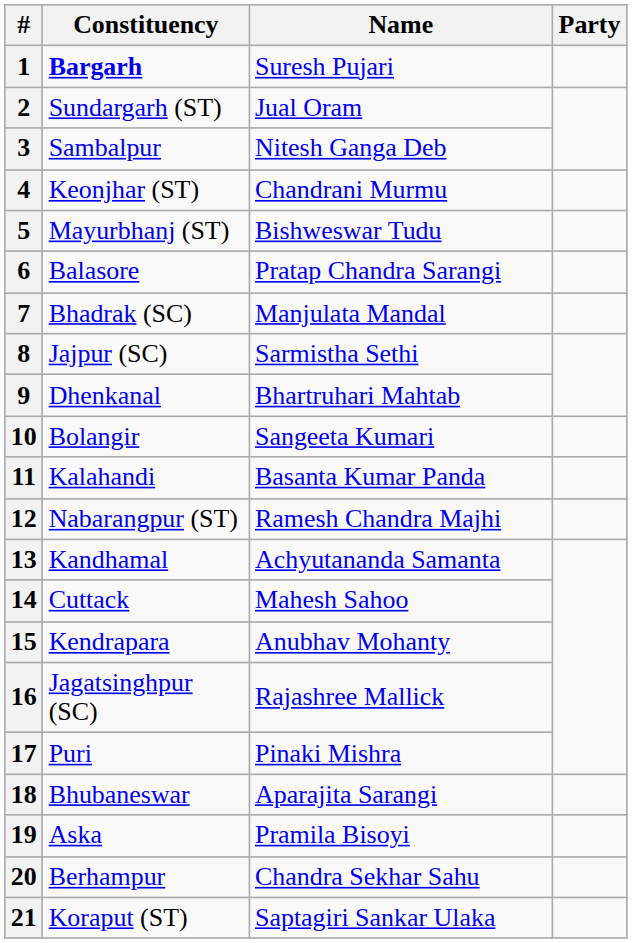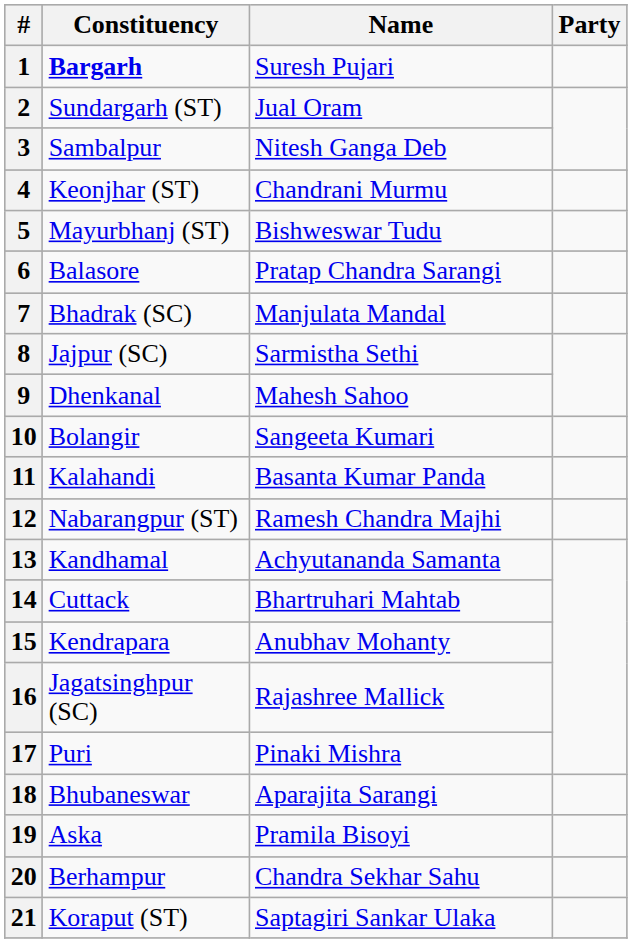(358, 395) Bhartruhari Mahtab -> (332, 395) Mahesh Sahoo
(332, 600) Mahesh Sahoo -> (358, 600) Bhartruhari Mahtab
